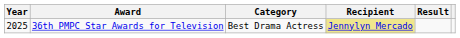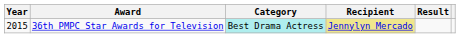(17, 26) 2025 -> (17, 26) 2015
(276, 26) no background -> (276, 26) paleturquoise background
